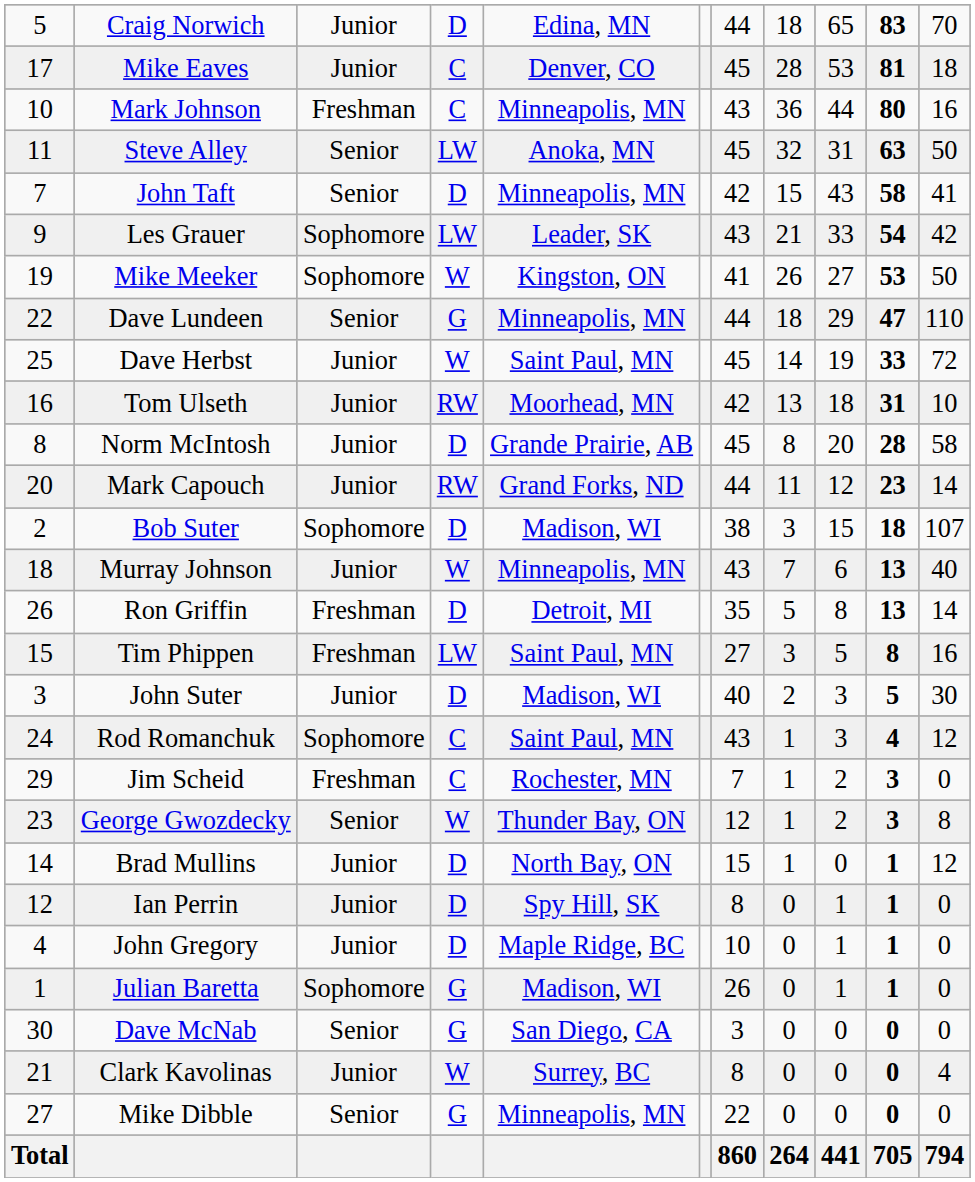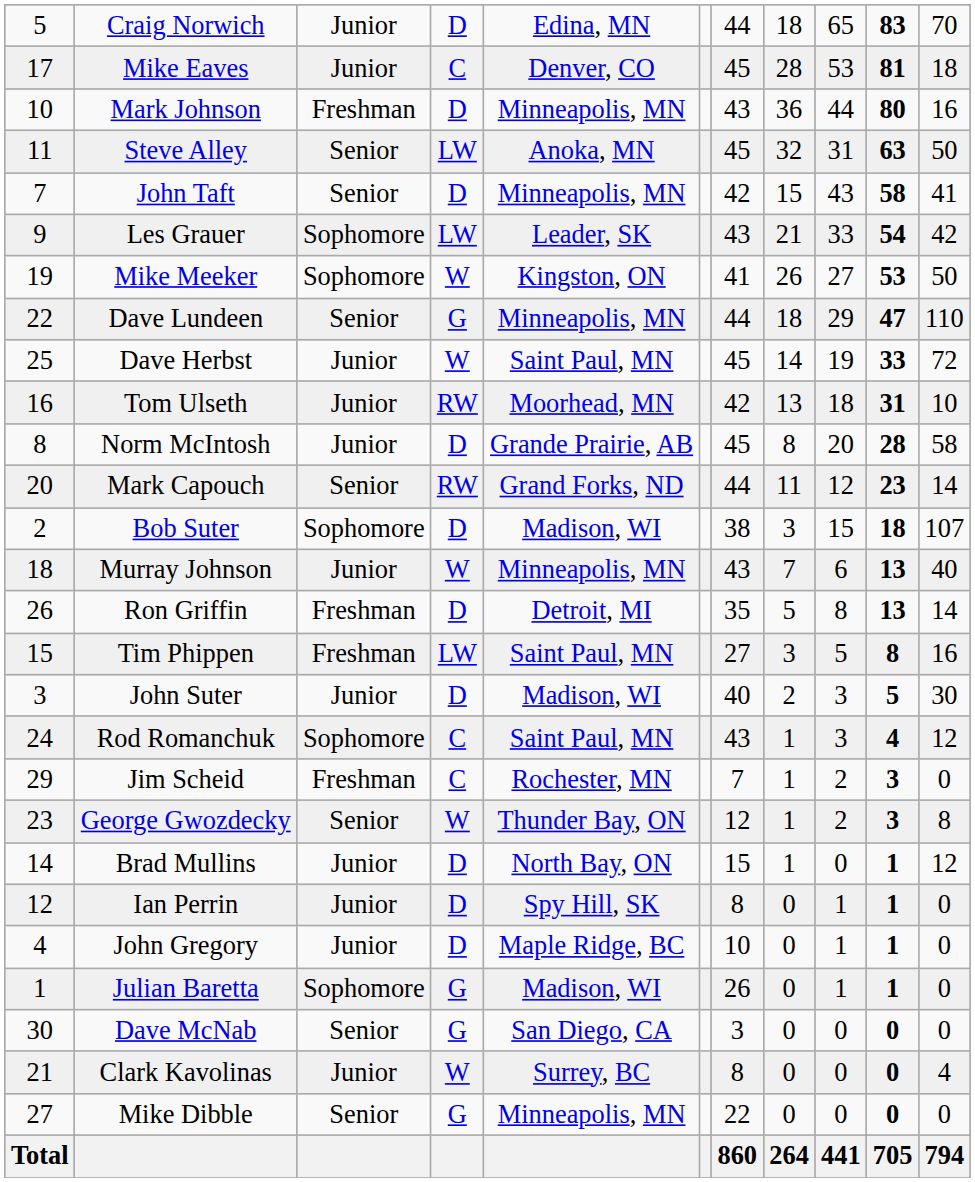(457, 109) C -> (457, 109) D
(364, 485) Junior -> (364, 485) Senior
